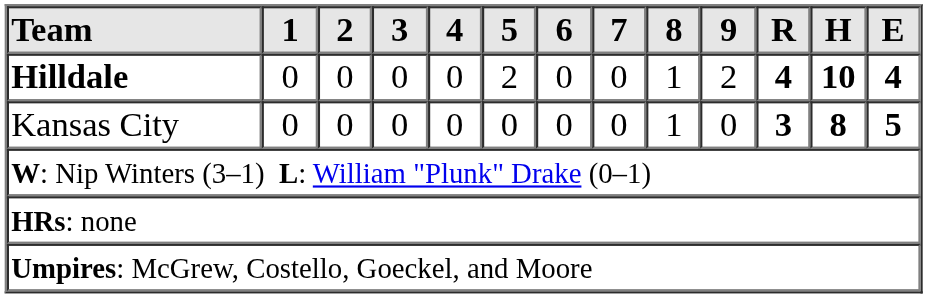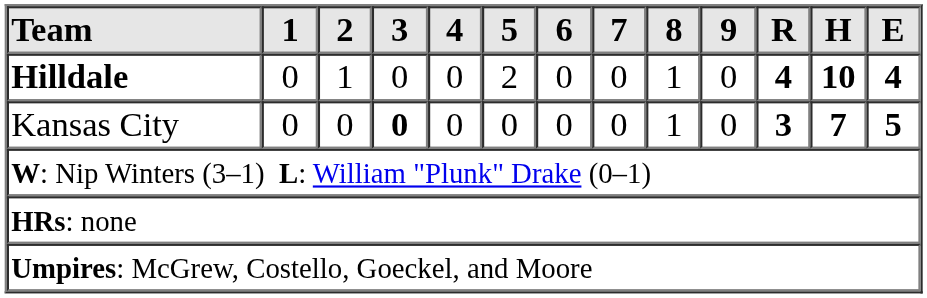(345, 76) 0 -> (345, 76) 1
(729, 76) 2 -> (729, 76) 0
(400, 124) normal -> (400, 124) bold
(838, 124) 8 -> (838, 124) 7
